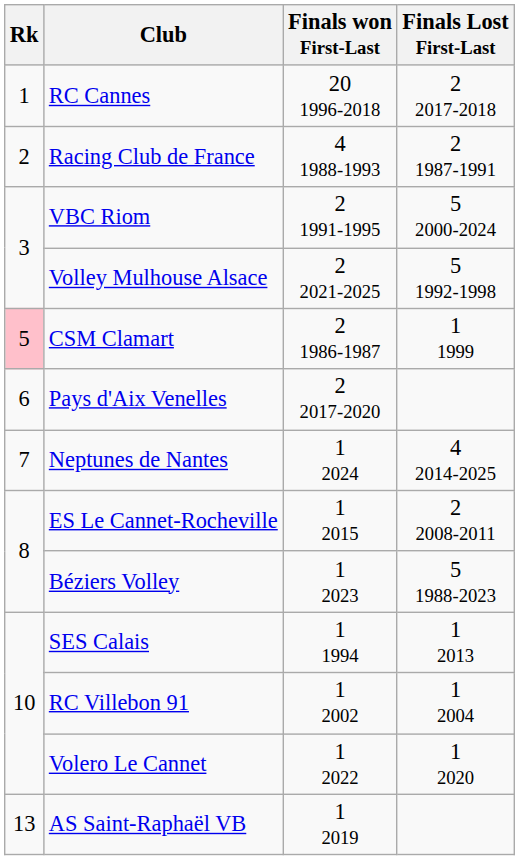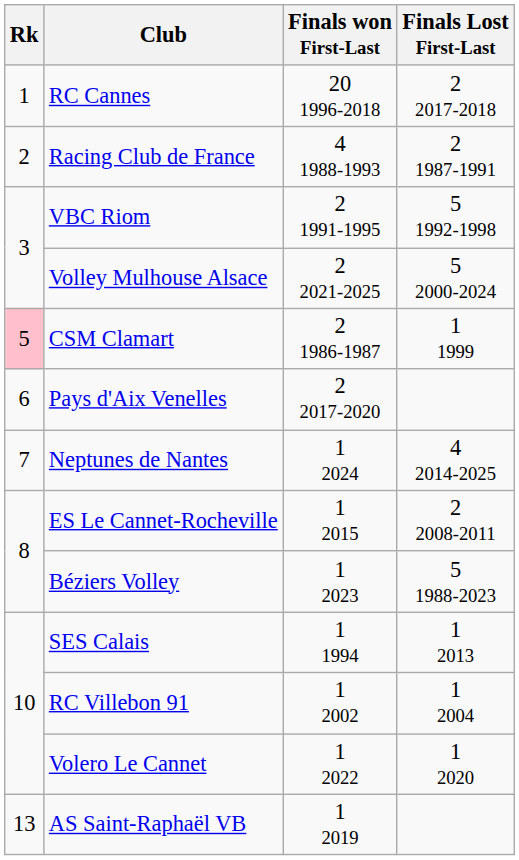(456, 217) 5 2000-2024 -> (456, 217) 5 1992-1998
(456, 277) 5 1992-1998 -> (456, 277) 5 2000-2024
